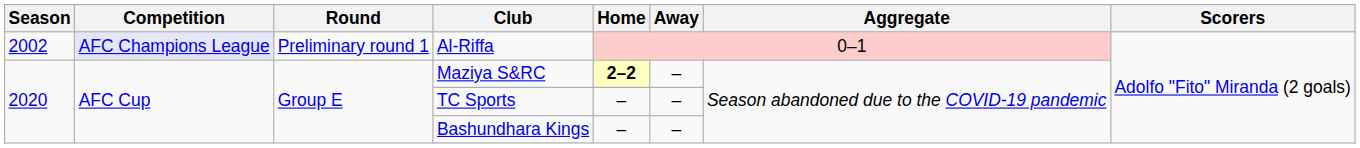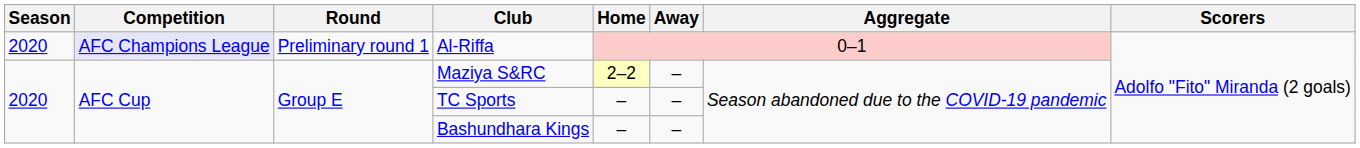(28, 45) 2002 -> (28, 45) 2020
(621, 73) bold -> (621, 73) normal
